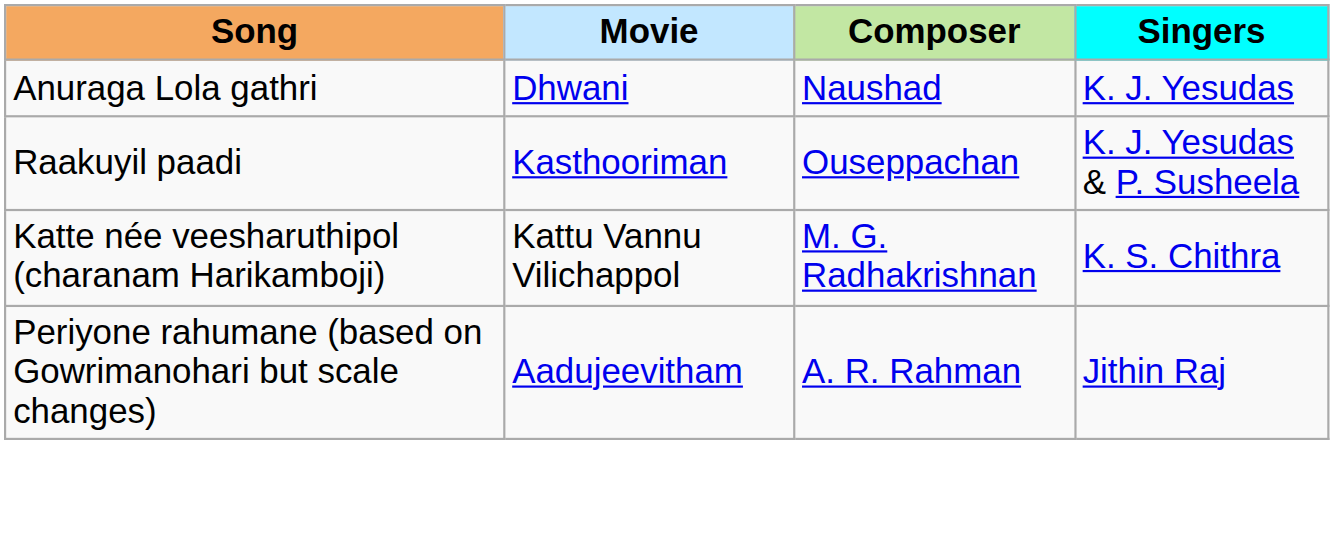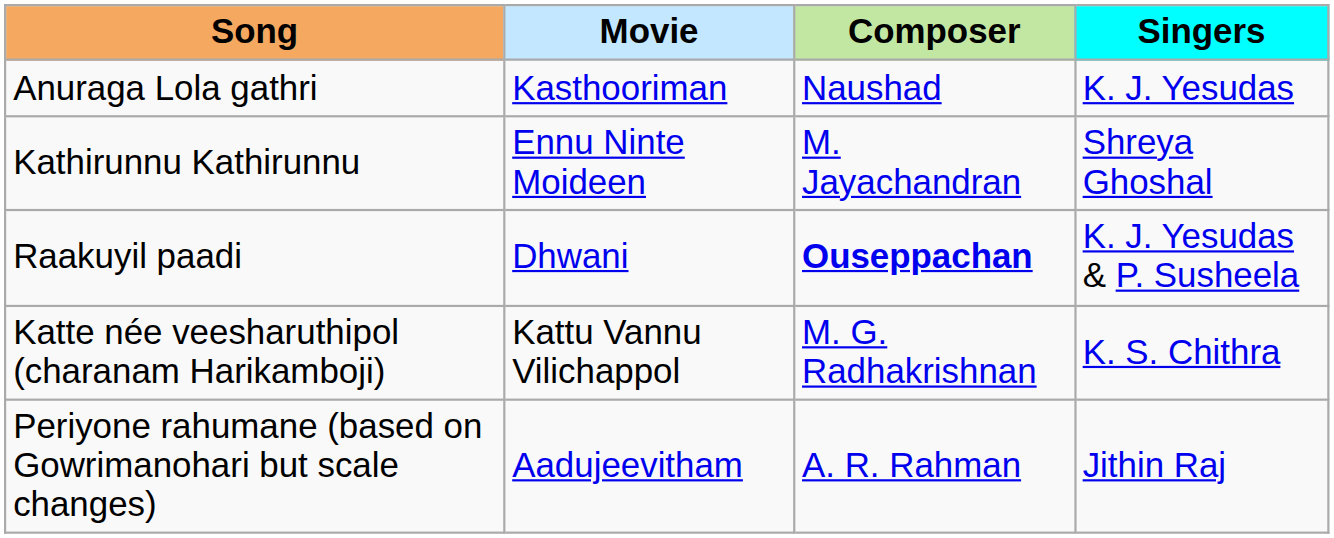(570, 87) Dhwani -> (620, 87) Kasthooriman
+ row: (187, 162)
(620, 162) Kasthooriman -> (570, 256) Dhwani
(911, 162) normal -> (917, 256) bold
